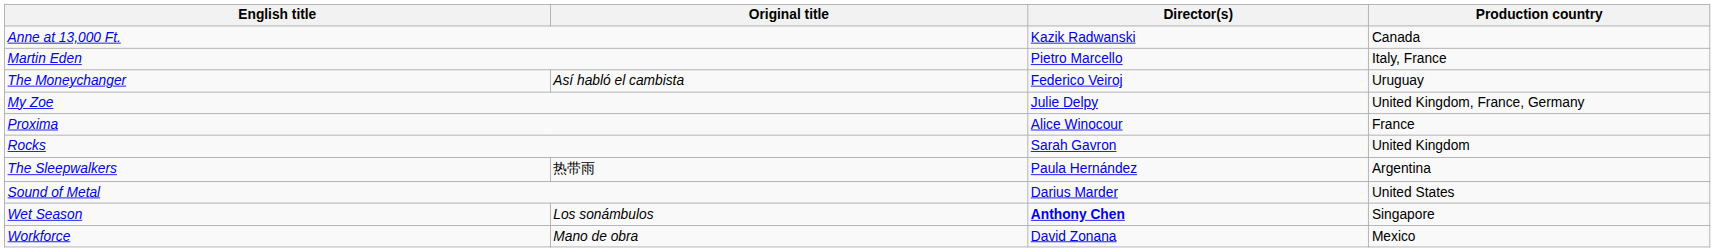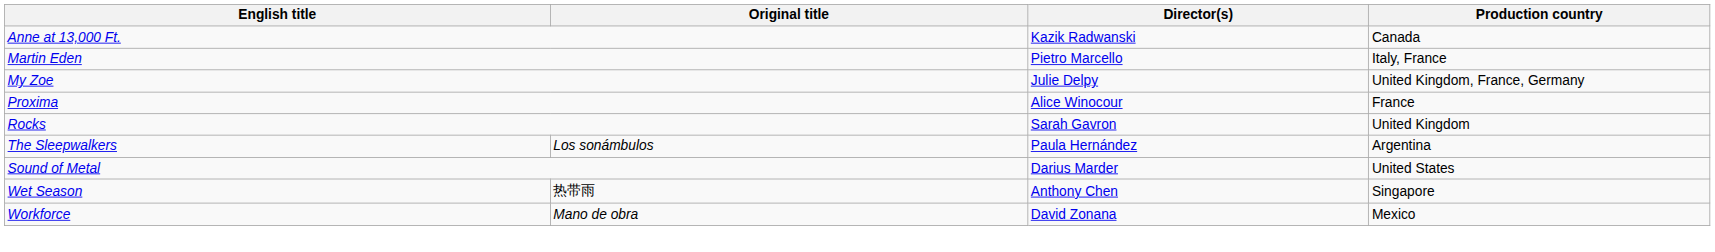- row: (67, 80)
(574, 169) 热带雨 -> (603, 146) Los sonámbulos
(603, 214) Los sonámbulos -> (574, 190) 热带雨
(1078, 214) bold -> (1074, 191) normal
